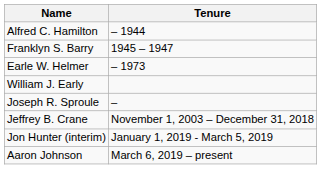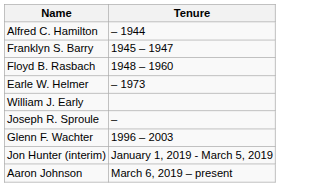+ row: (51, 66)
+ row: (50, 137)
- row: (47, 119)
